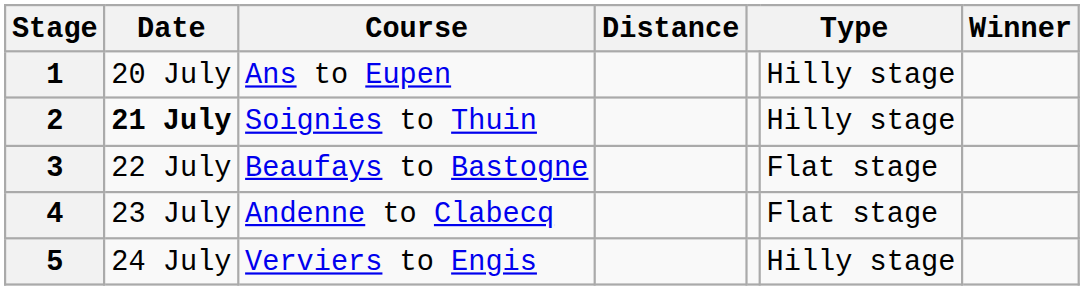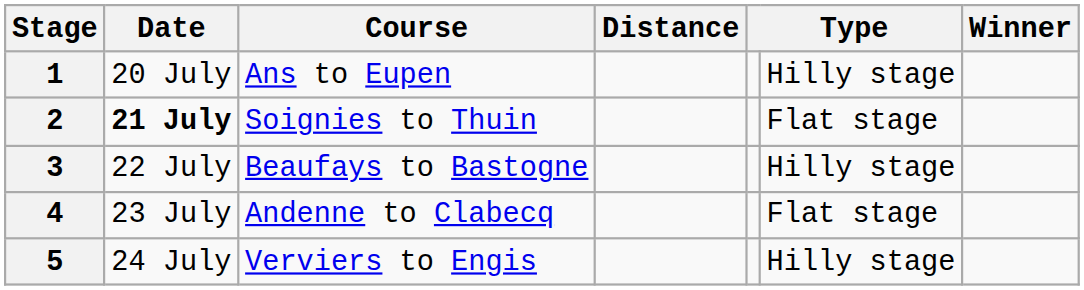(861, 122) Hilly stage -> (852, 122) Flat stage
(852, 168) Flat stage -> (861, 168) Hilly stage
